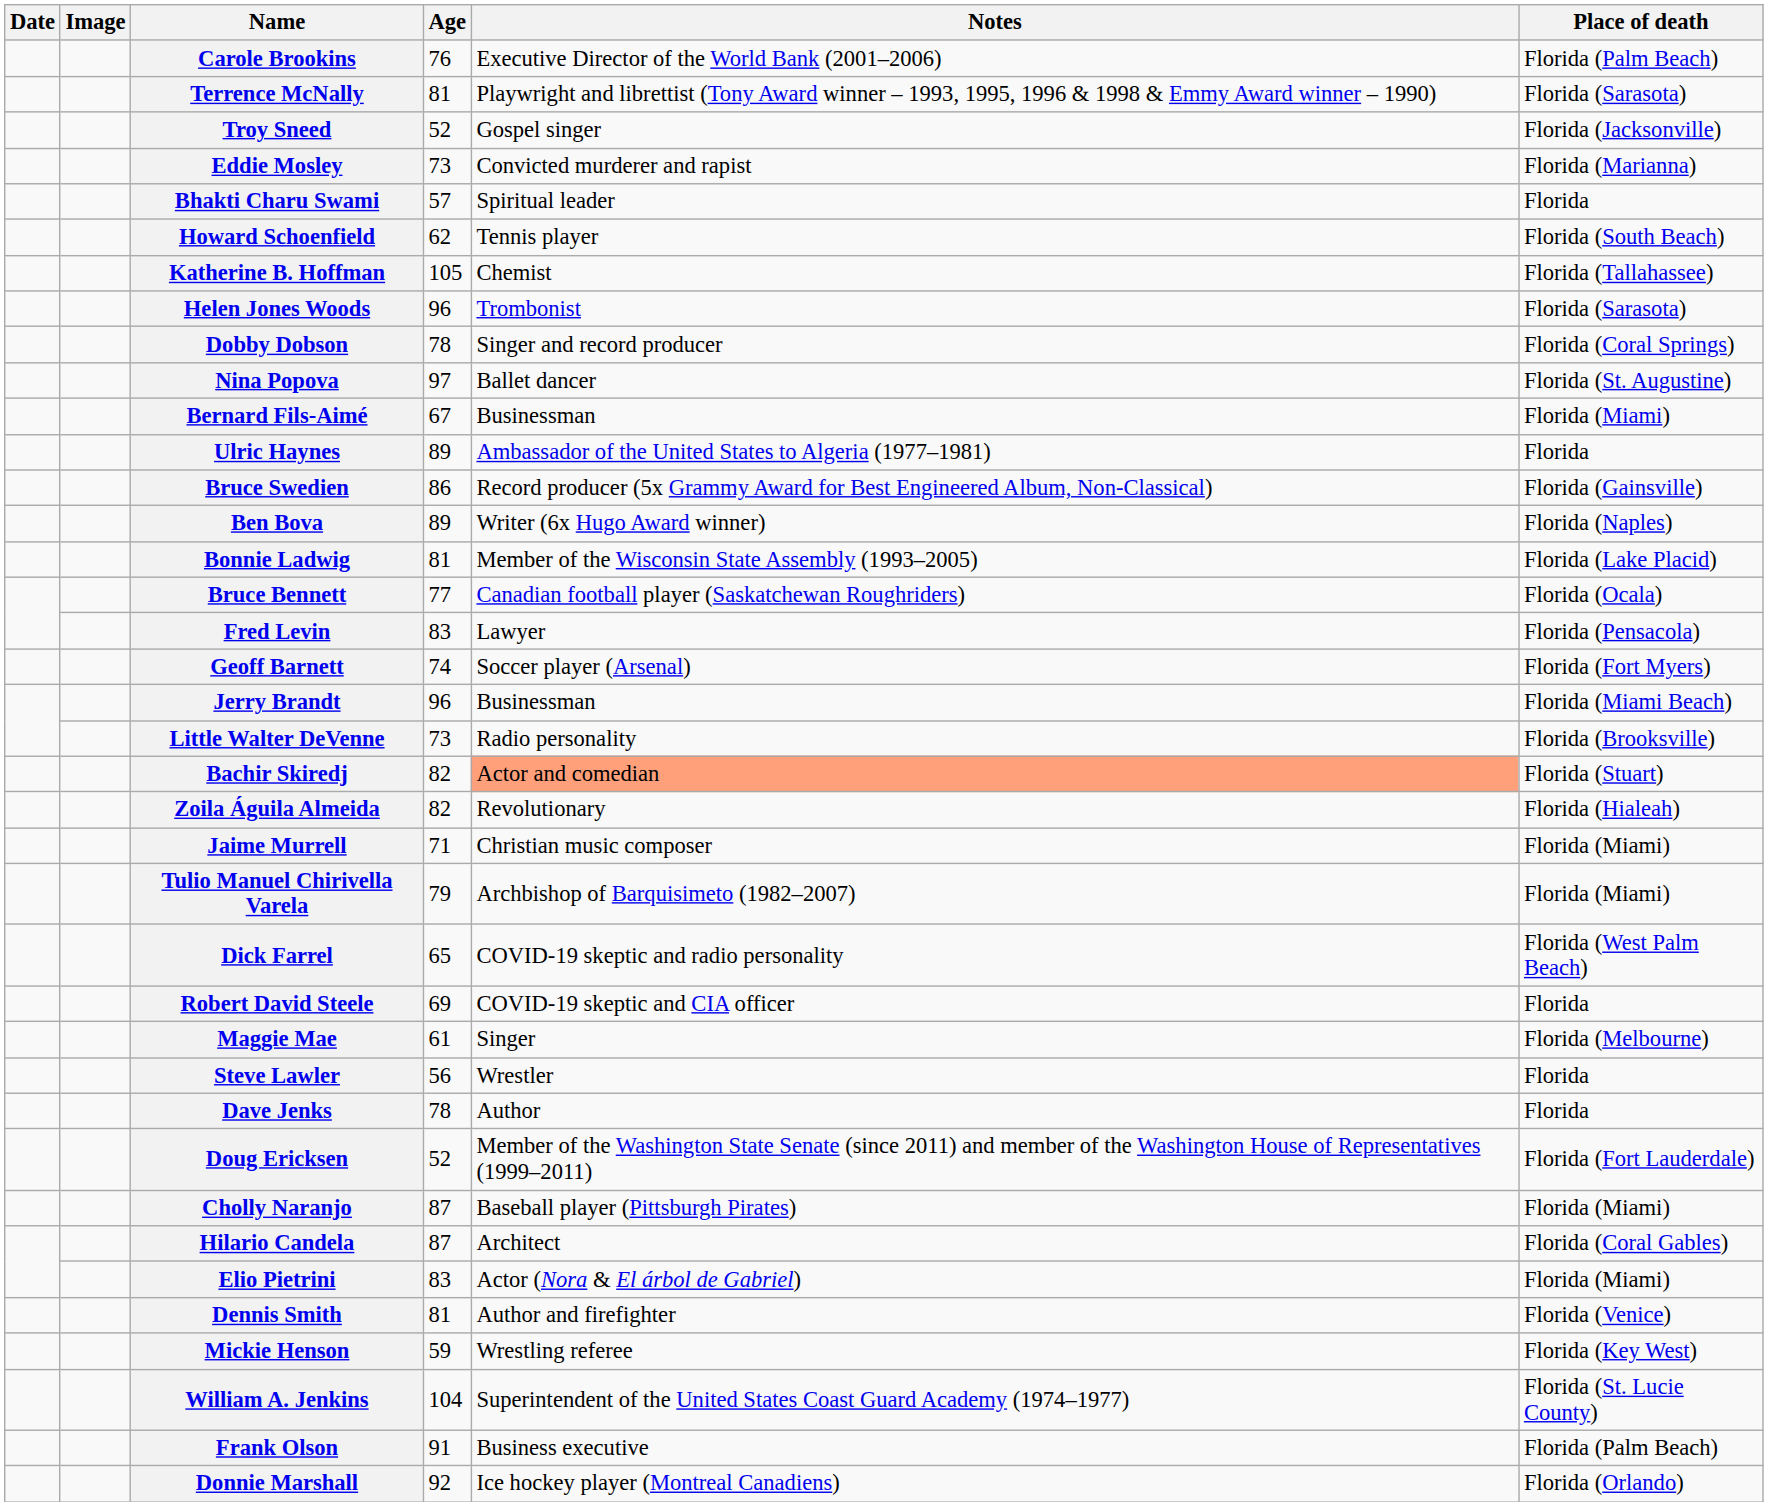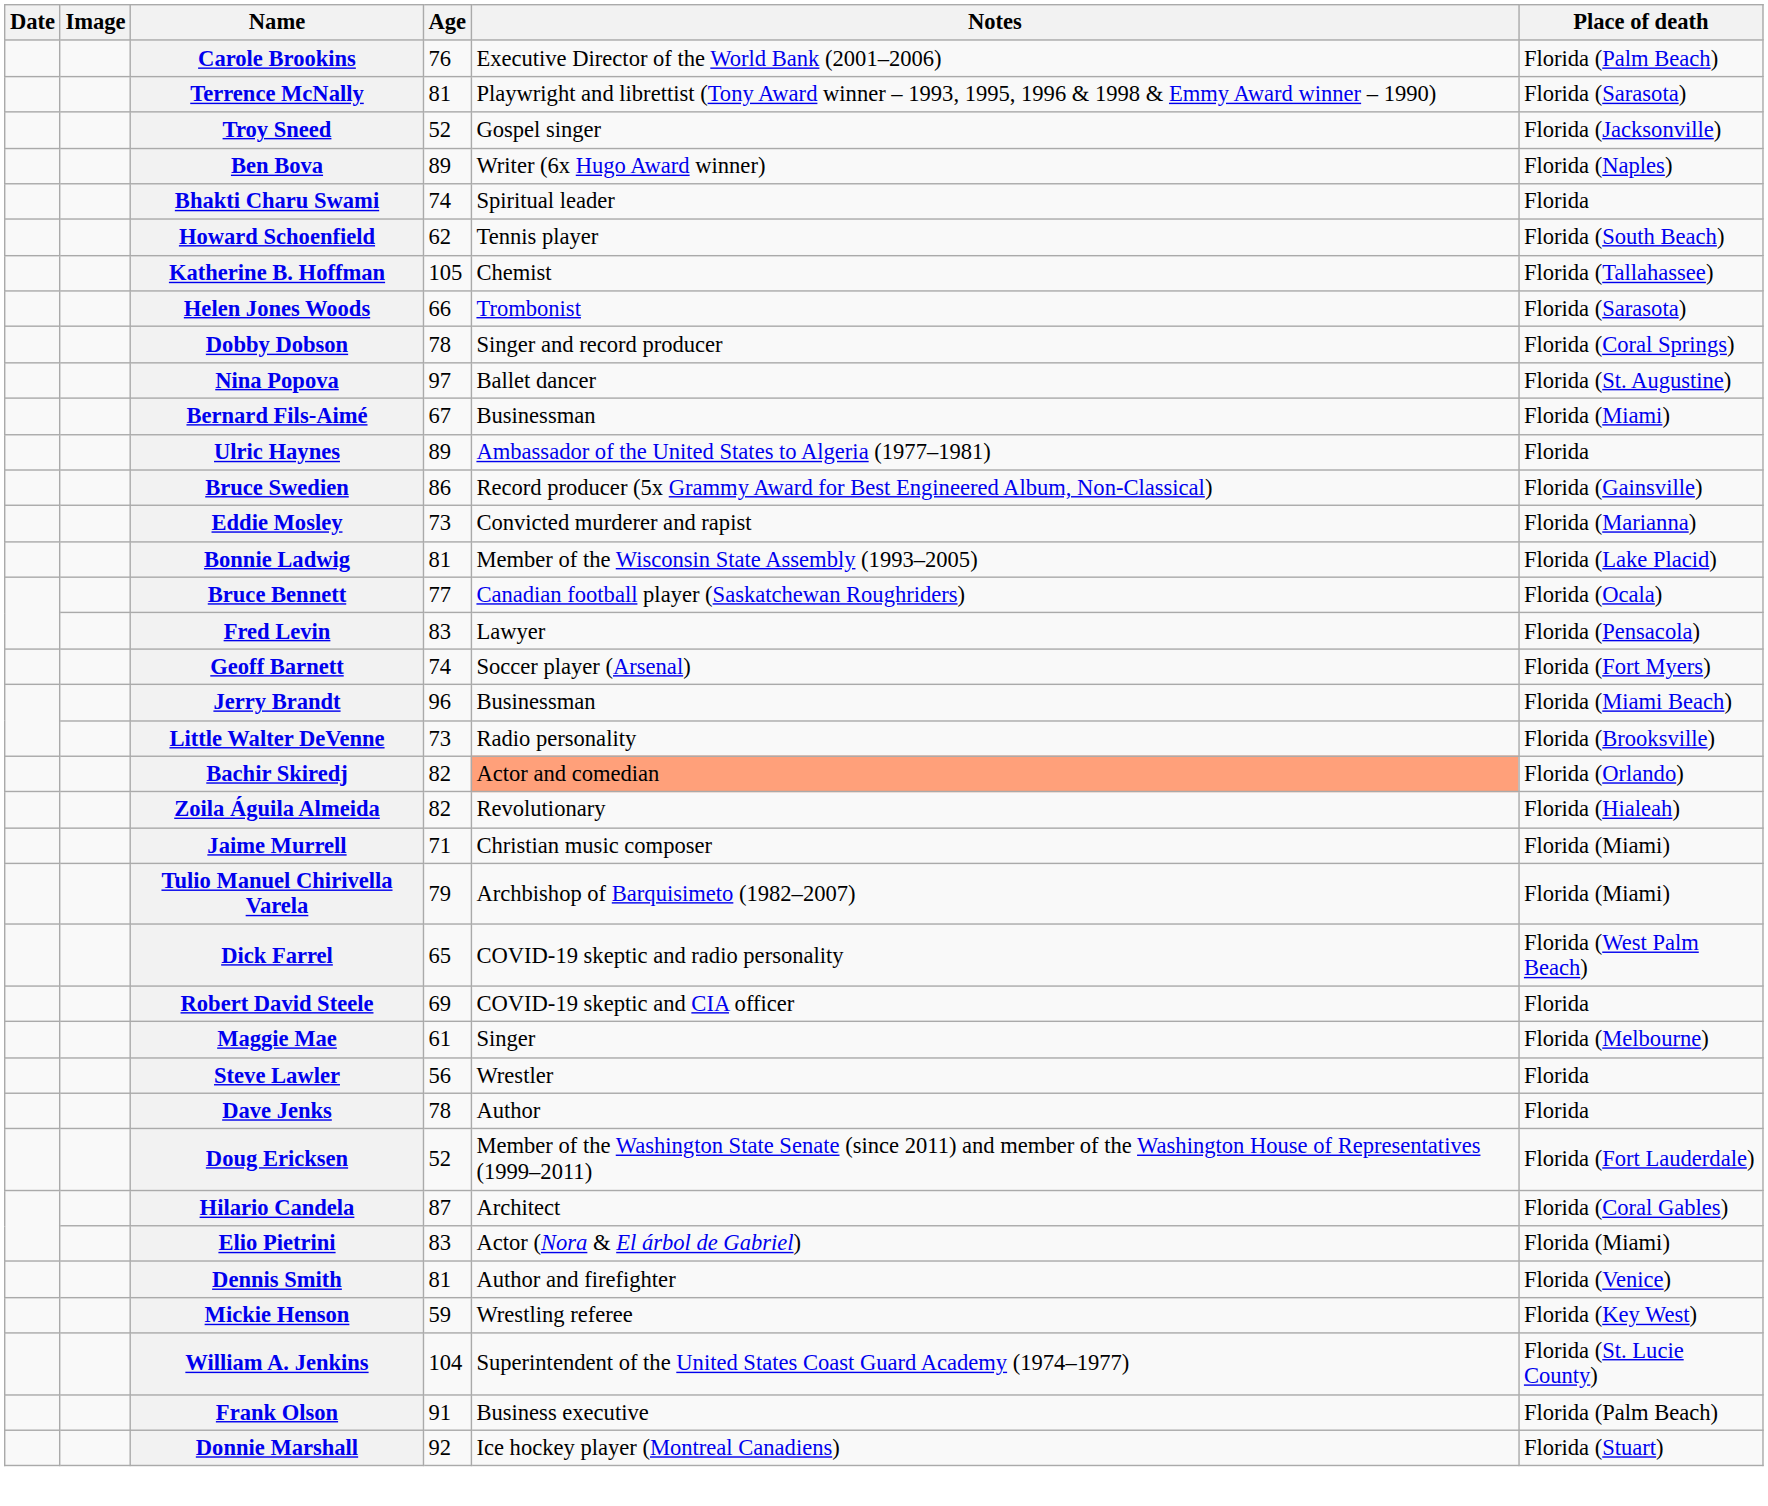rows swapped: (277, 165) <-> (277, 523)
(440, 201) 57 -> (440, 201) 74
(440, 308) 96 -> (440, 308) 66
(1594, 773) Florida (Stuart) -> (1604, 773) Florida (Orlando)
- row: (277, 1207)
(1604, 1483) Florida (Orlando) -> (1594, 1447) Florida (Stuart)
